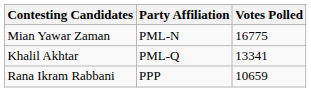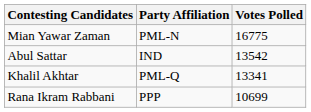+ row: (37, 55)
(252, 76) 10659 -> (252, 96) 10699
